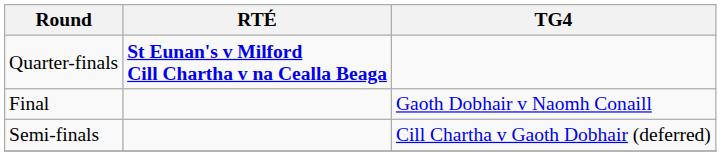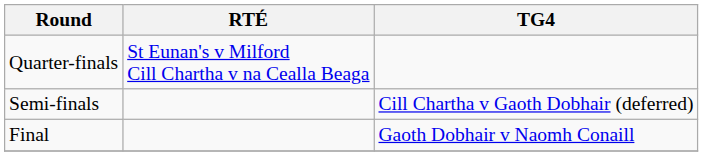(257, 61) bold -> (248, 61) normal
rows swapped: (54, 134) <-> (29, 103)
